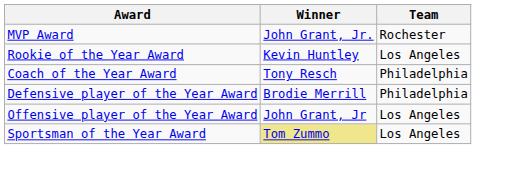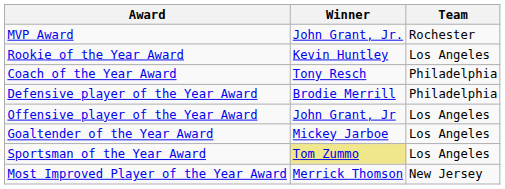+ row: (110, 134)
+ row: (147, 174)
